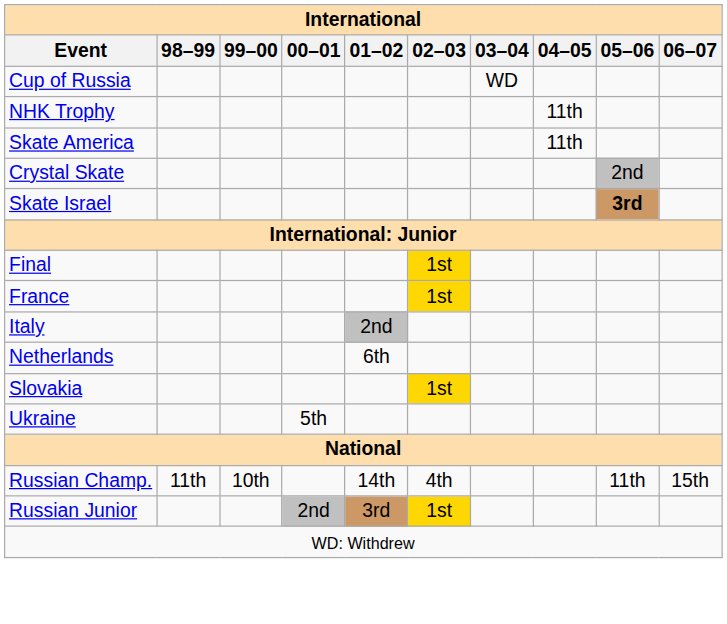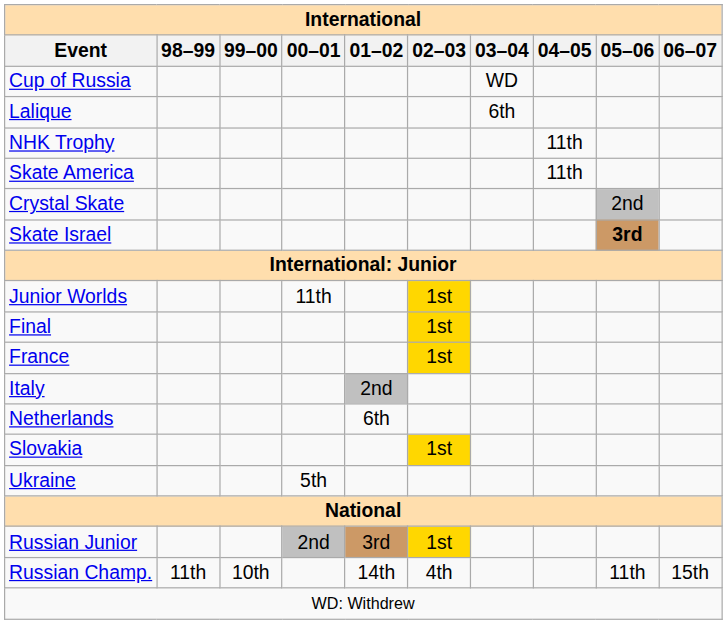+ row: (40, 111)
+ row: (68, 296)
rows swapped: (81, 480) <-> (73, 511)
